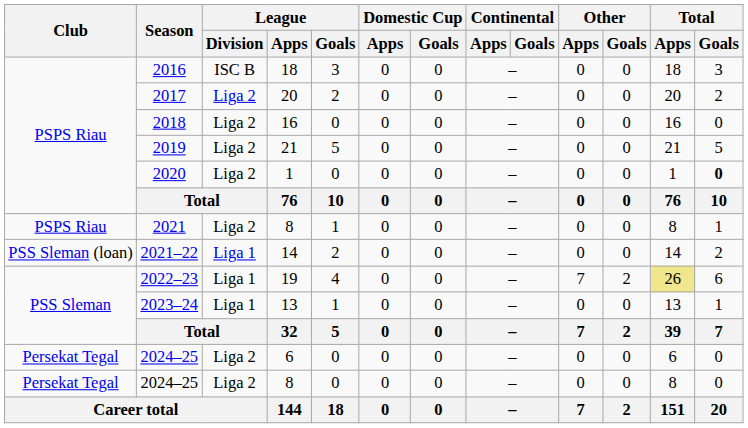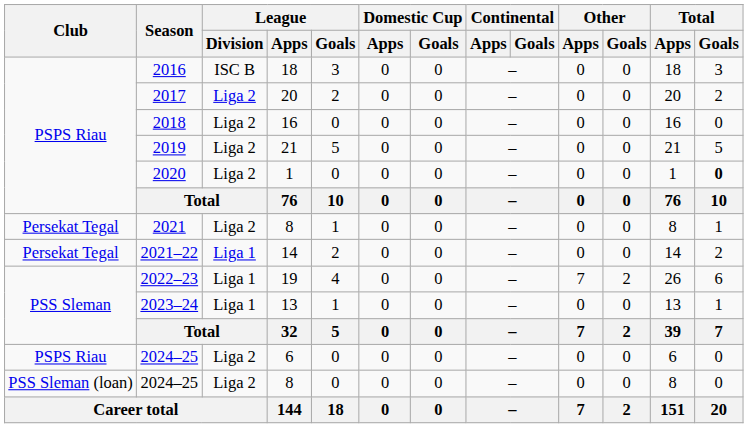(71, 226) PSPS Riau -> (71, 226) Persekat Tegal
(71, 252) PSS Sleman (loan) -> (71, 252) Persekat Tegal
(673, 278) khaki background -> (673, 278) no background
(71, 357) Persekat Tegal -> (71, 357) PSPS Riau
(71, 383) Persekat Tegal -> (71, 383) PSS Sleman (loan)
